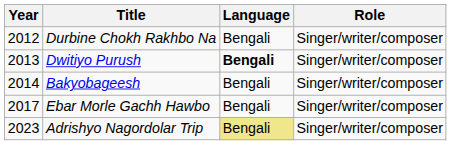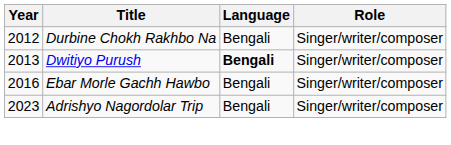- row: (93, 83)
(24, 106) 2017 -> (24, 83) 2016
(246, 128) khaki background -> (246, 106) no background
